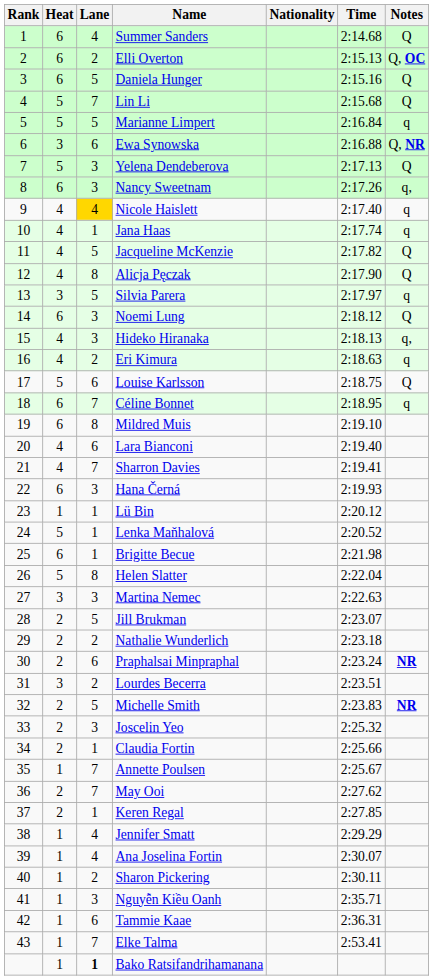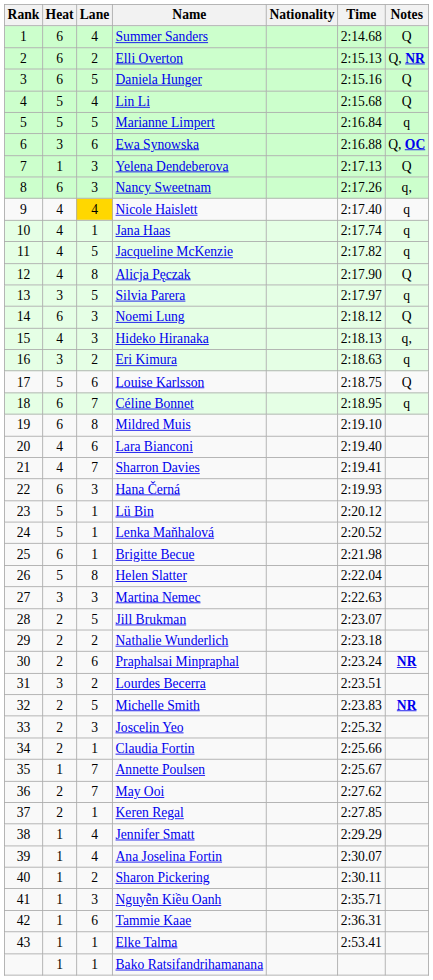(407, 58) Q, OC -> (407, 58) Q, NR
(95, 101) 7 -> (95, 101) 4
(407, 144) Q, NR -> (407, 144) Q, OC
(60, 166) 5 -> (60, 166) 1
(407, 252) Q -> (407, 252) q
(60, 360) 4 -> (60, 360) 3
(60, 511) 1 -> (60, 511) 5
(95, 942) 7 -> (95, 942) 1
(95, 964) bold -> (95, 964) normal
